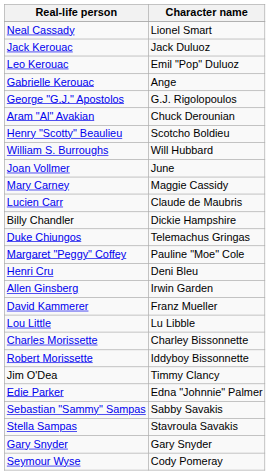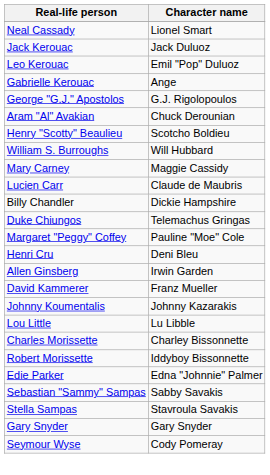- row: (38, 168)
+ row: (56, 306)
- row: (32, 375)
